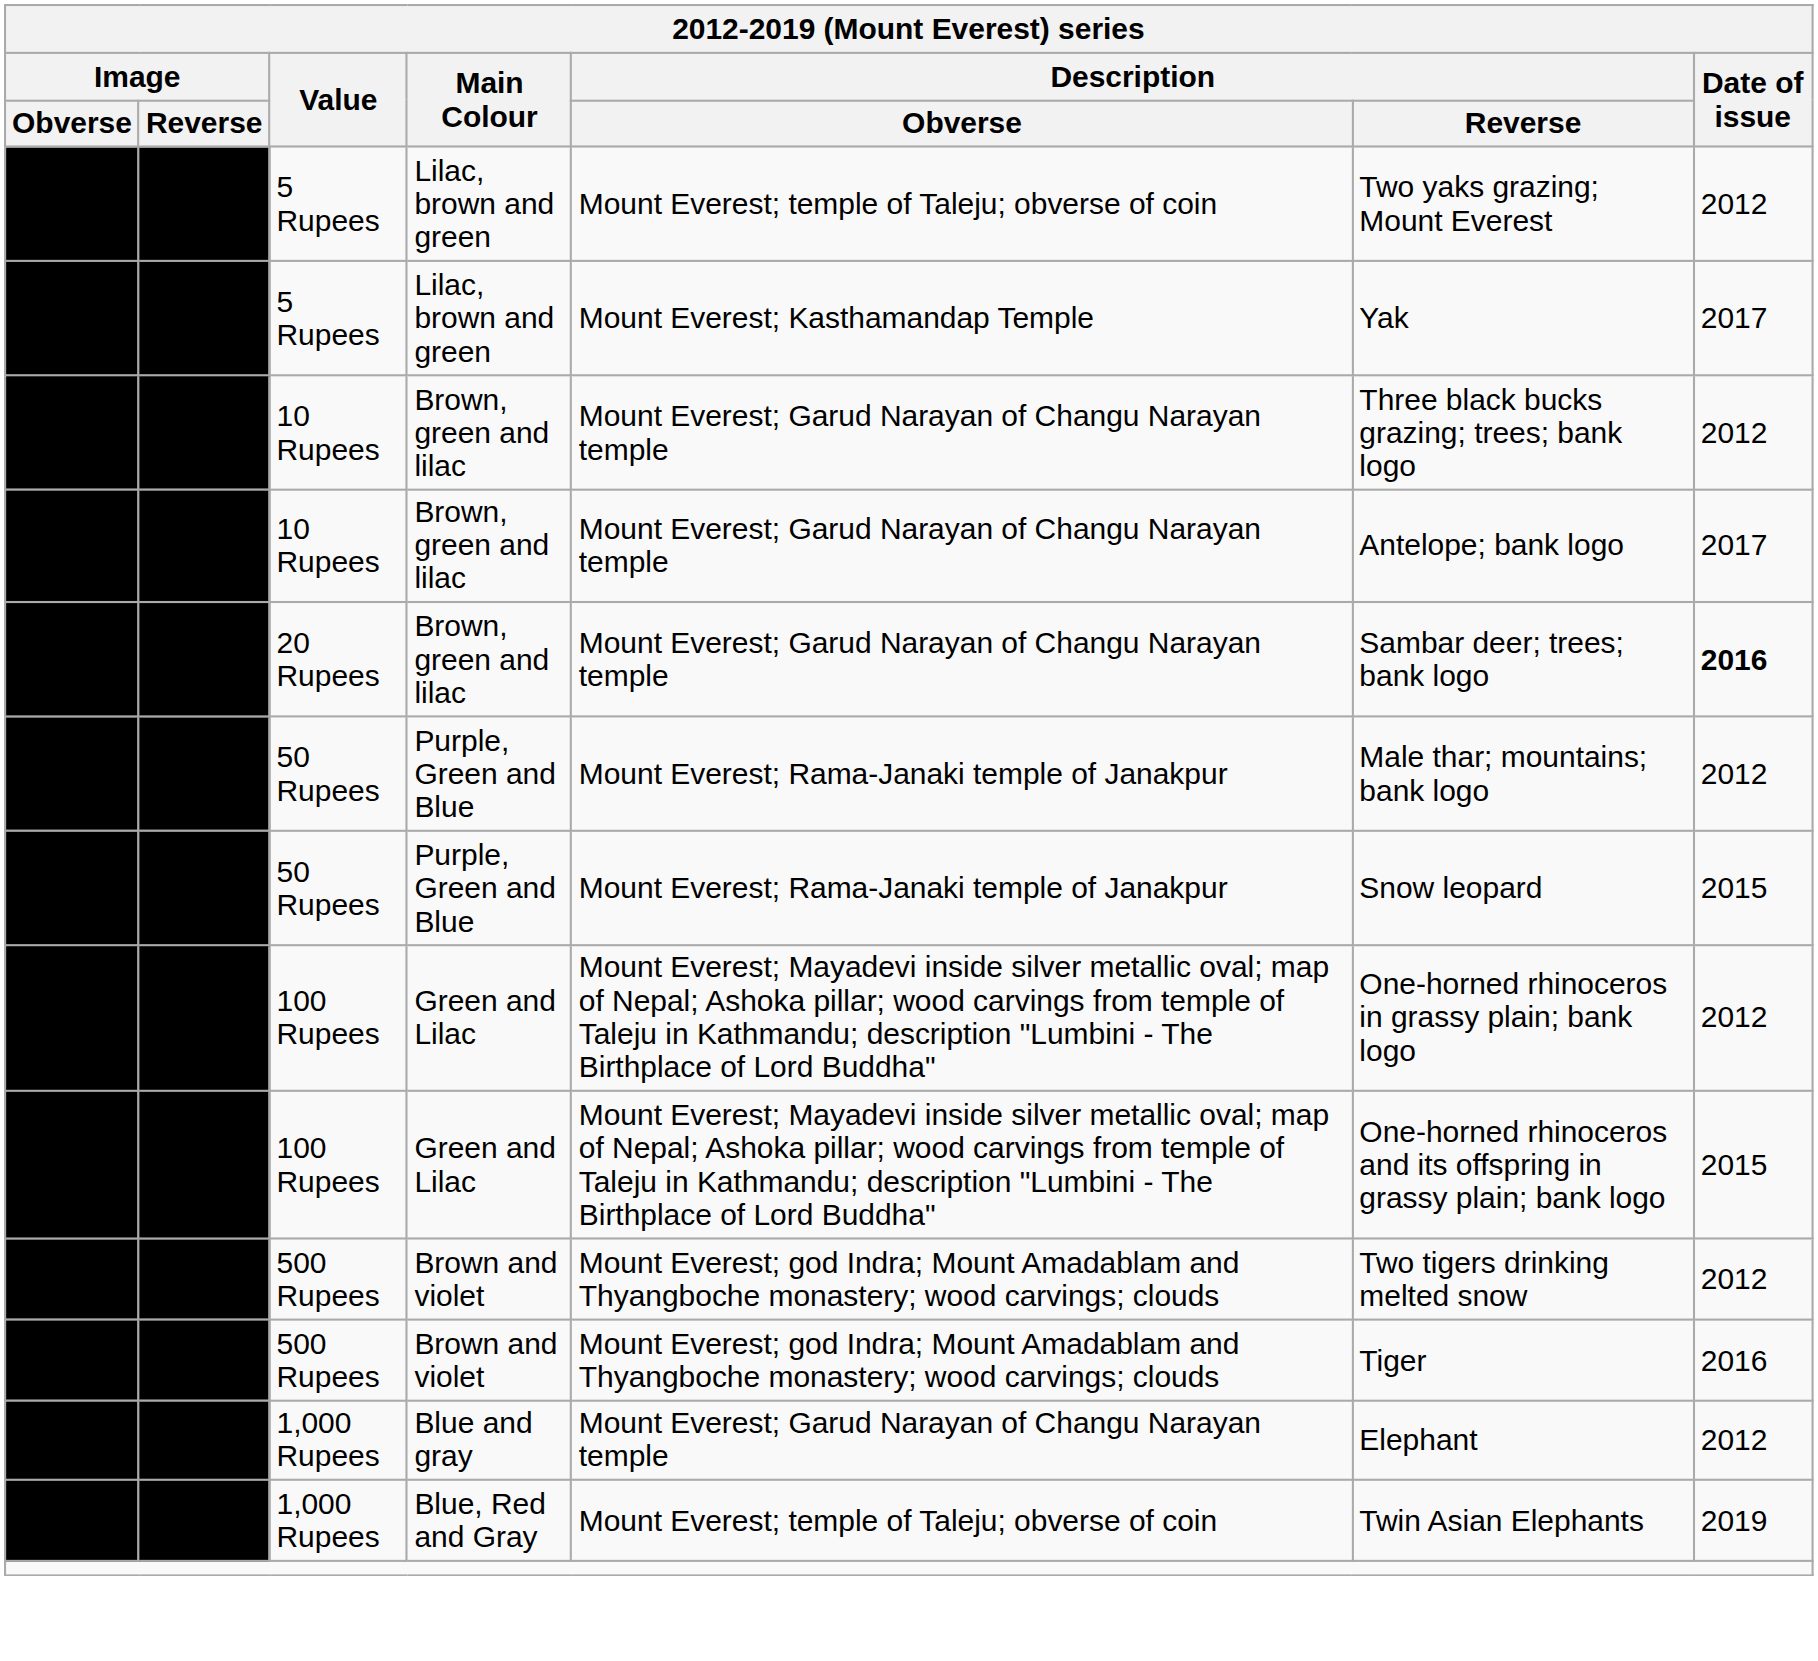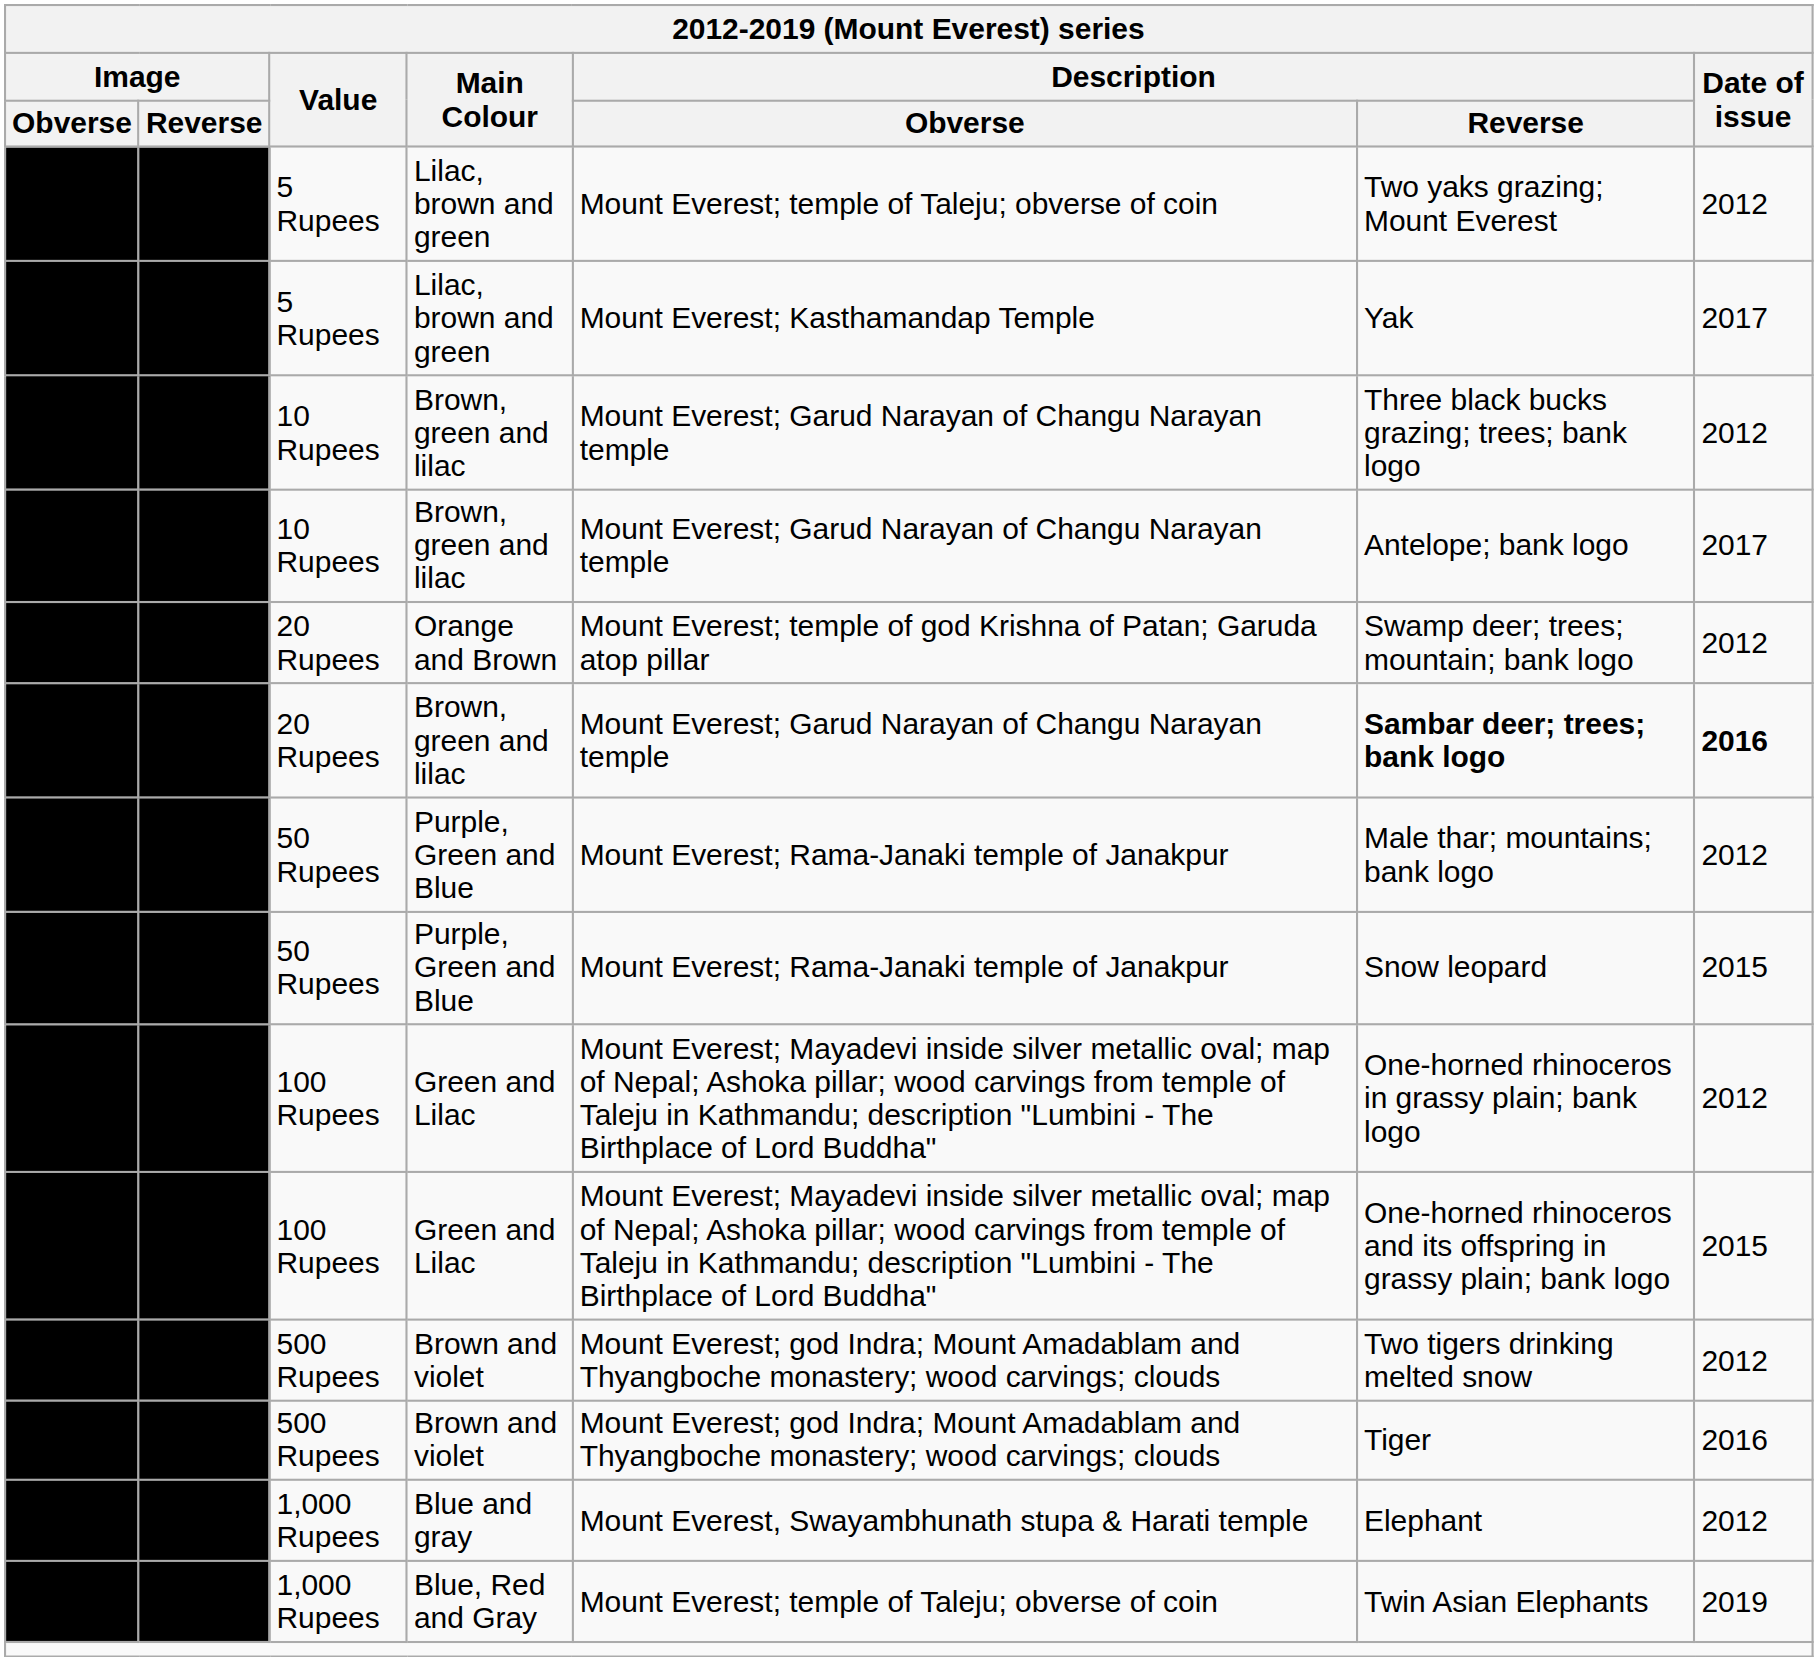+ row: (328, 643)
(1492, 660) normal -> (1505, 740) bold
(920, 1440) Mount Everest; Garud Narayan of Changu Narayan temple -> (944, 1521) Mount Everest, Swayambhunath stupa & Harati temple
